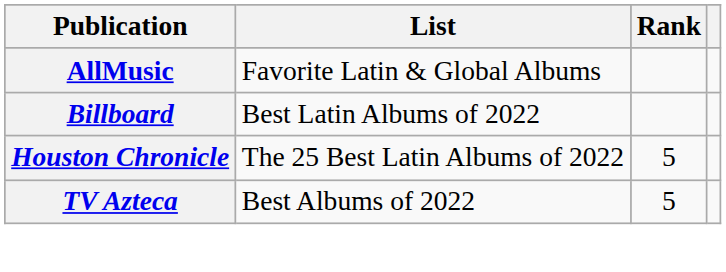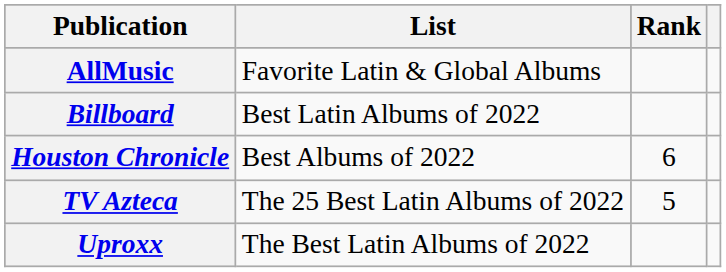(433, 157) The 25 Best Latin Albums of 2022 -> (358, 157) Best Albums of 2022
(669, 157) 5 -> (669, 157) 6
(358, 200) Best Albums of 2022 -> (433, 200) The 25 Best Latin Albums of 2022
+ row: (120, 244)
